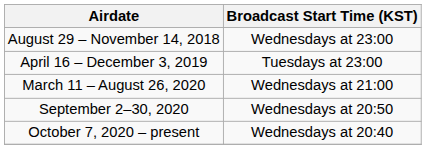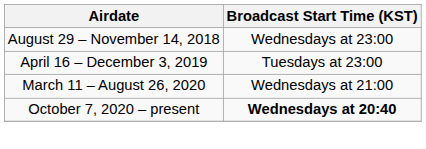- row: (114, 109)
(322, 132) normal -> (322, 109) bold
